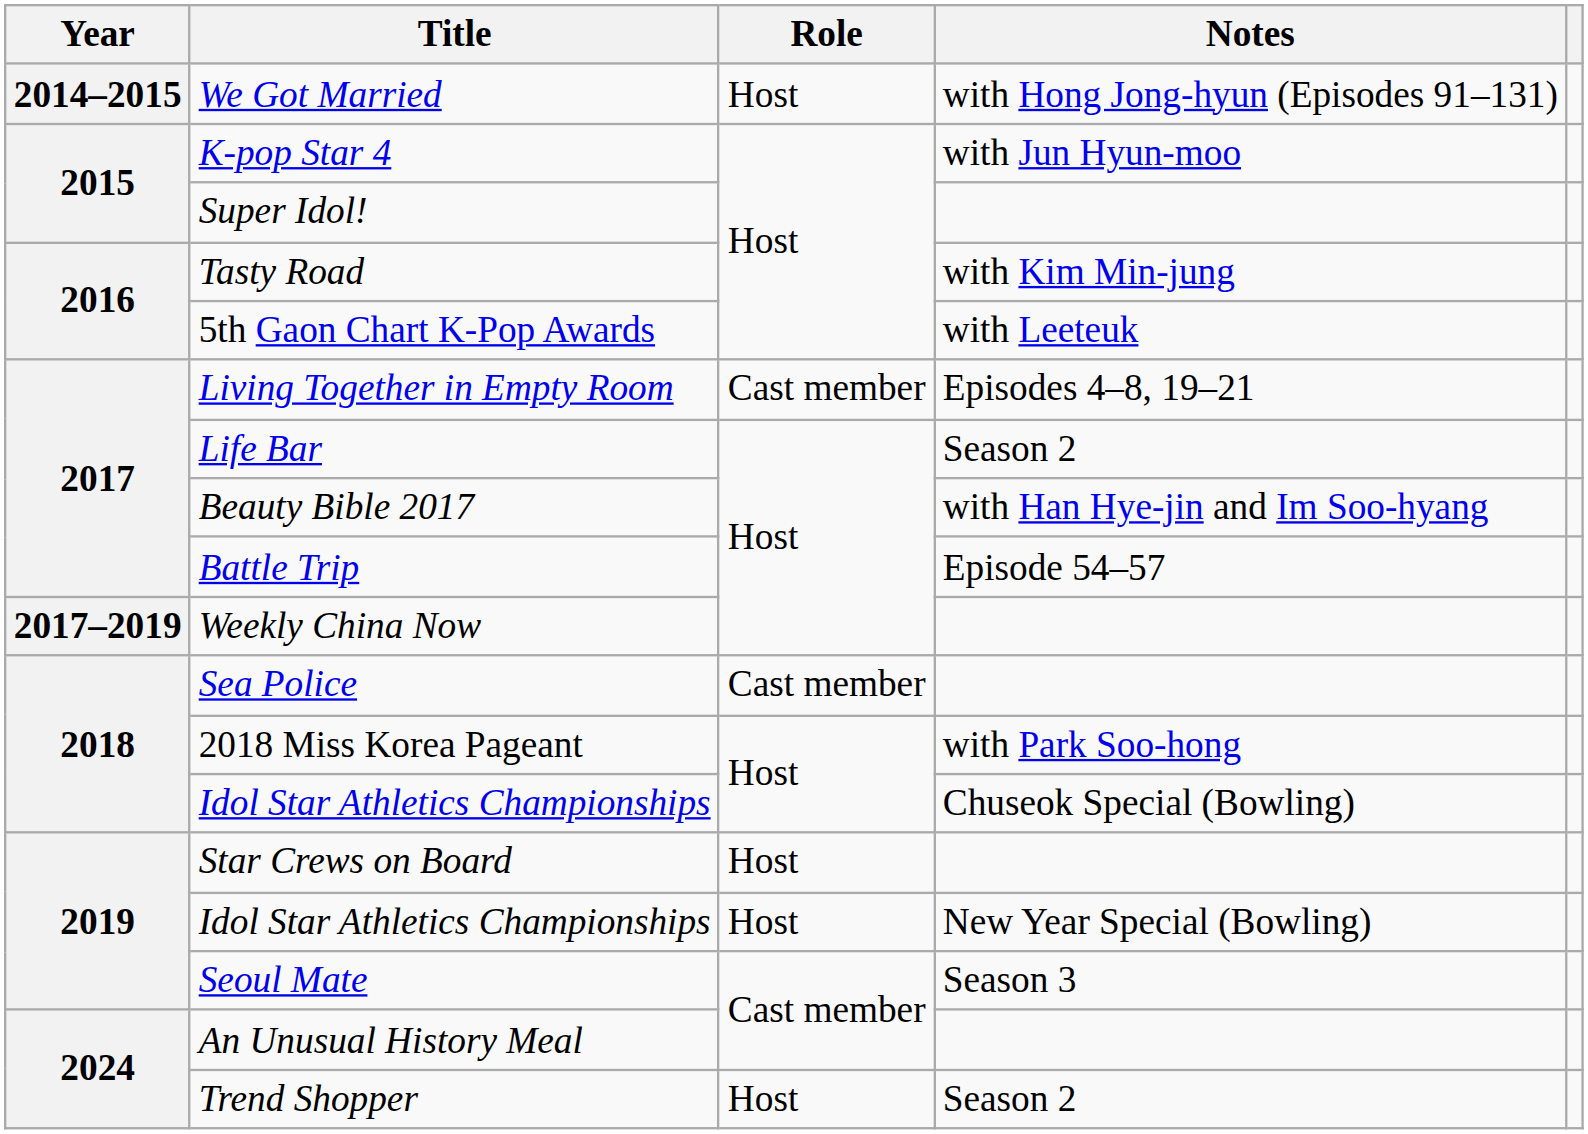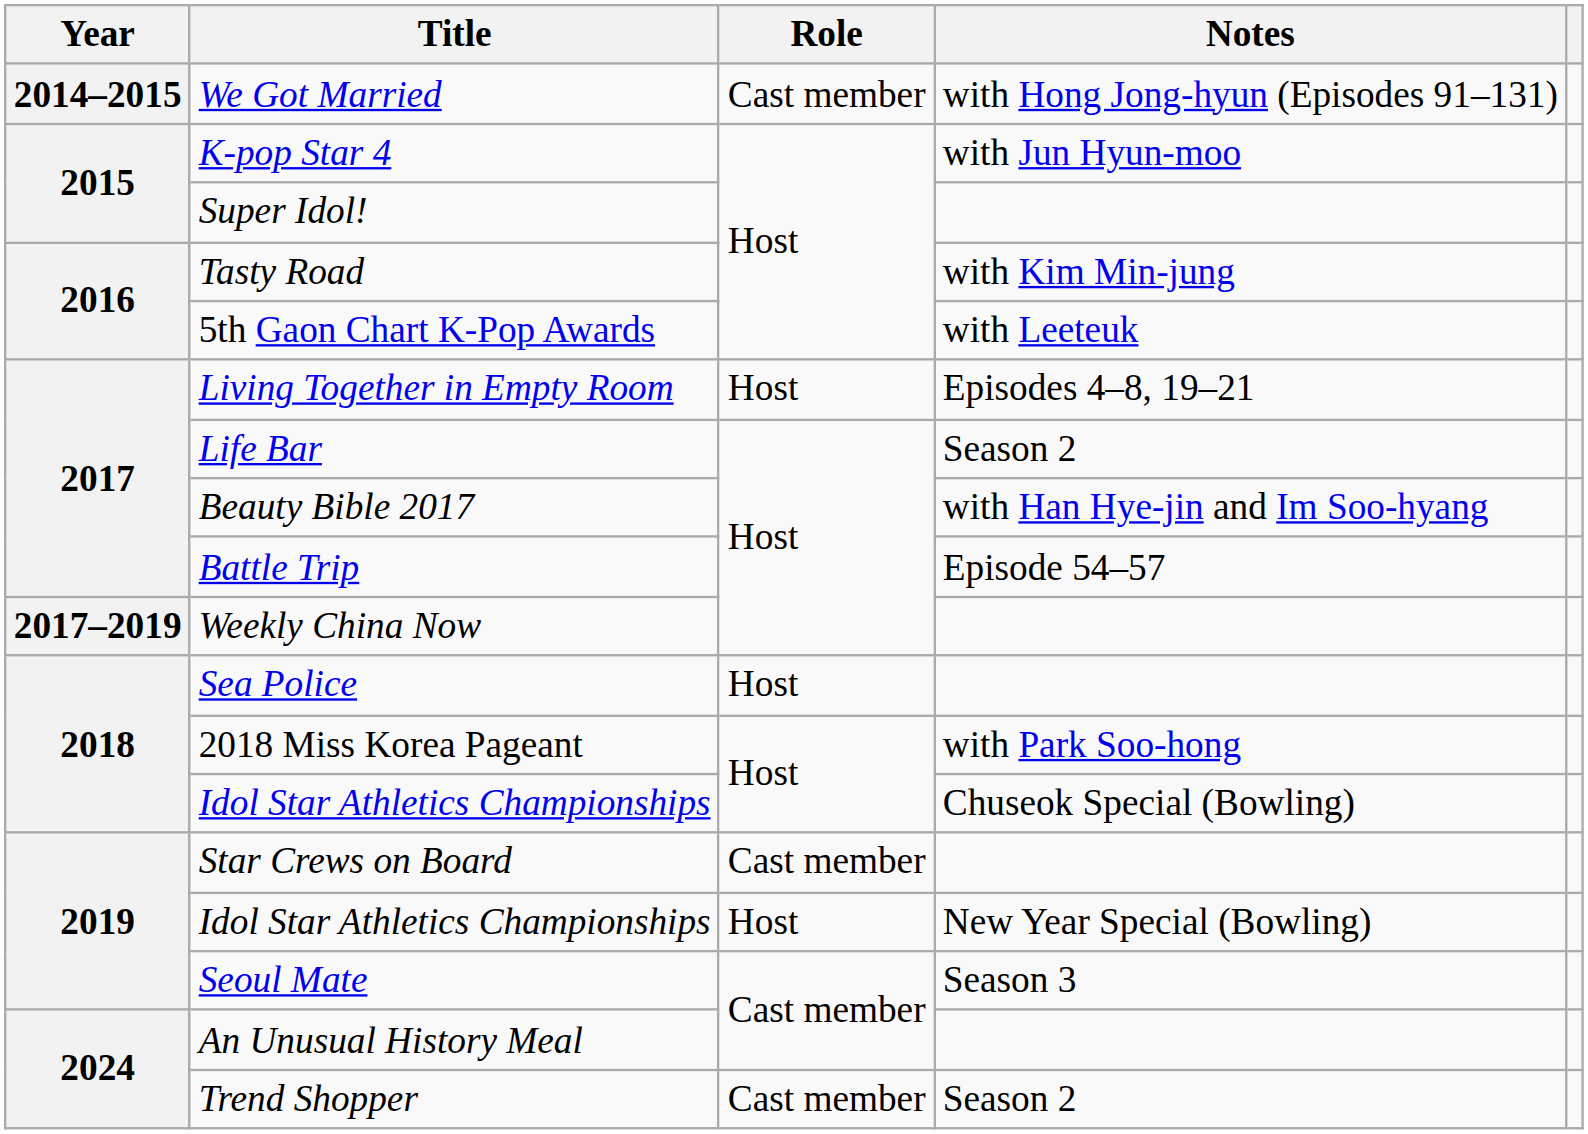(763, 93) Host -> (827, 93) Cast member
(827, 388) Cast member -> (763, 388) Host
(827, 684) Cast member -> (763, 684) Host
(763, 861) Host -> (827, 861) Cast member
(763, 1098) Host -> (827, 1098) Cast member
